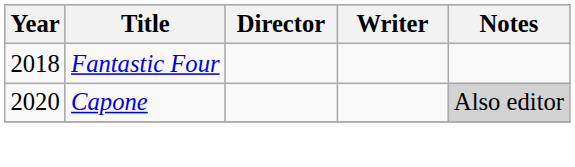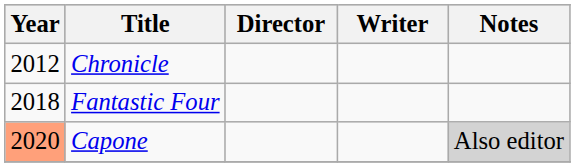+ row: (120, 63)
(35, 102) no background -> (35, 141) lightsalmon background
